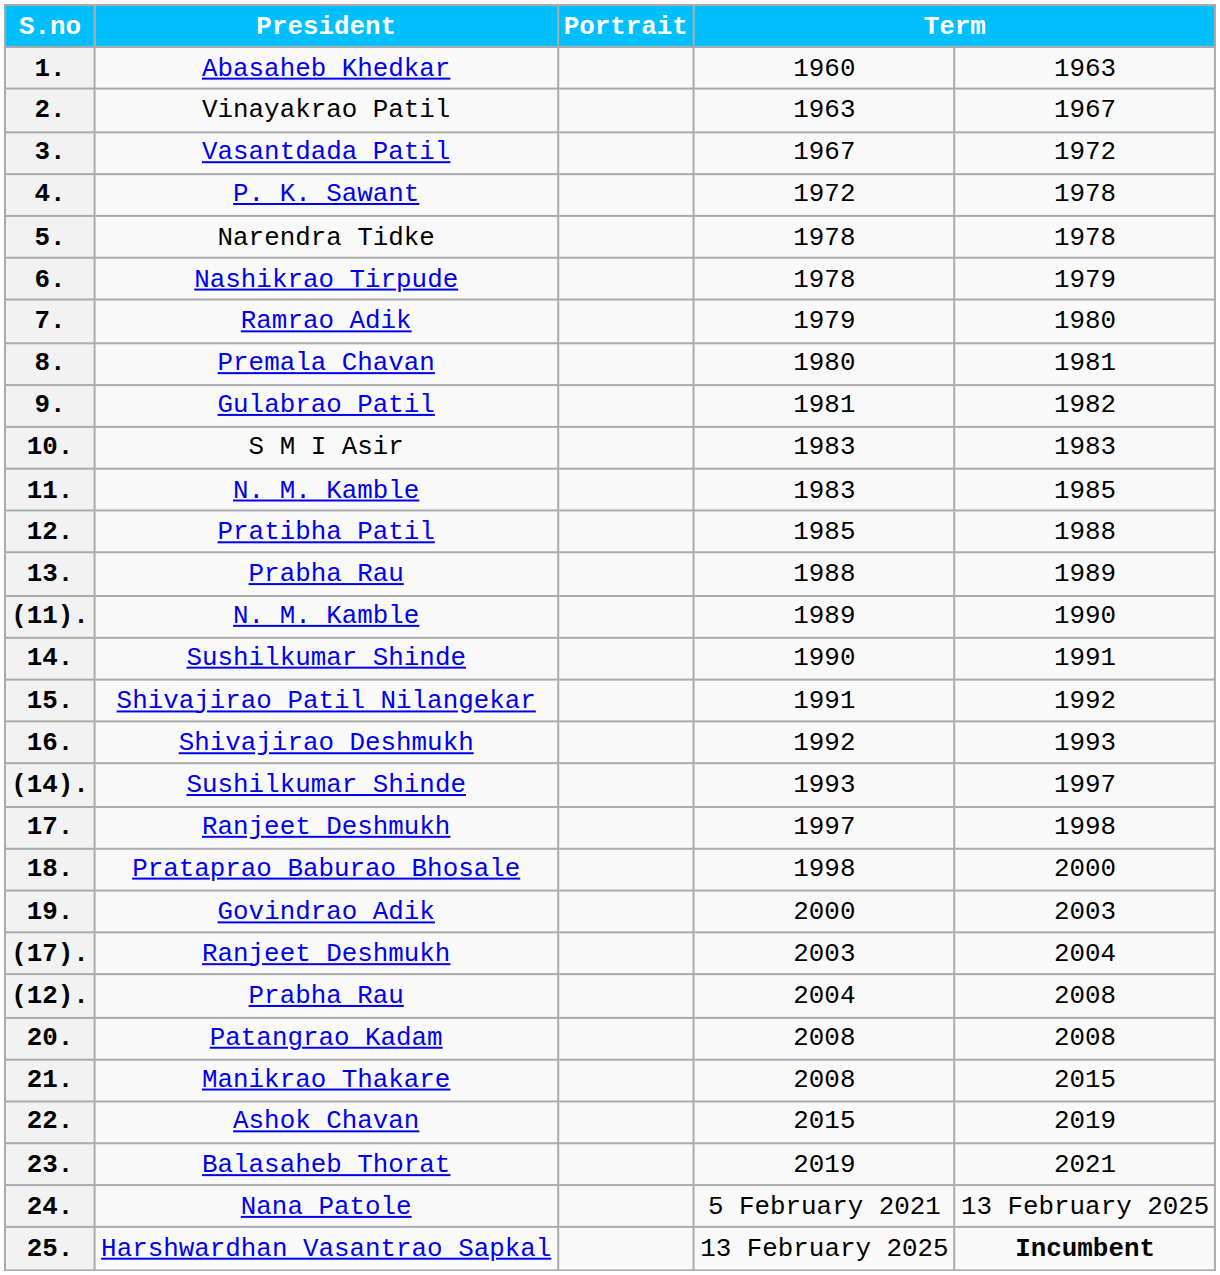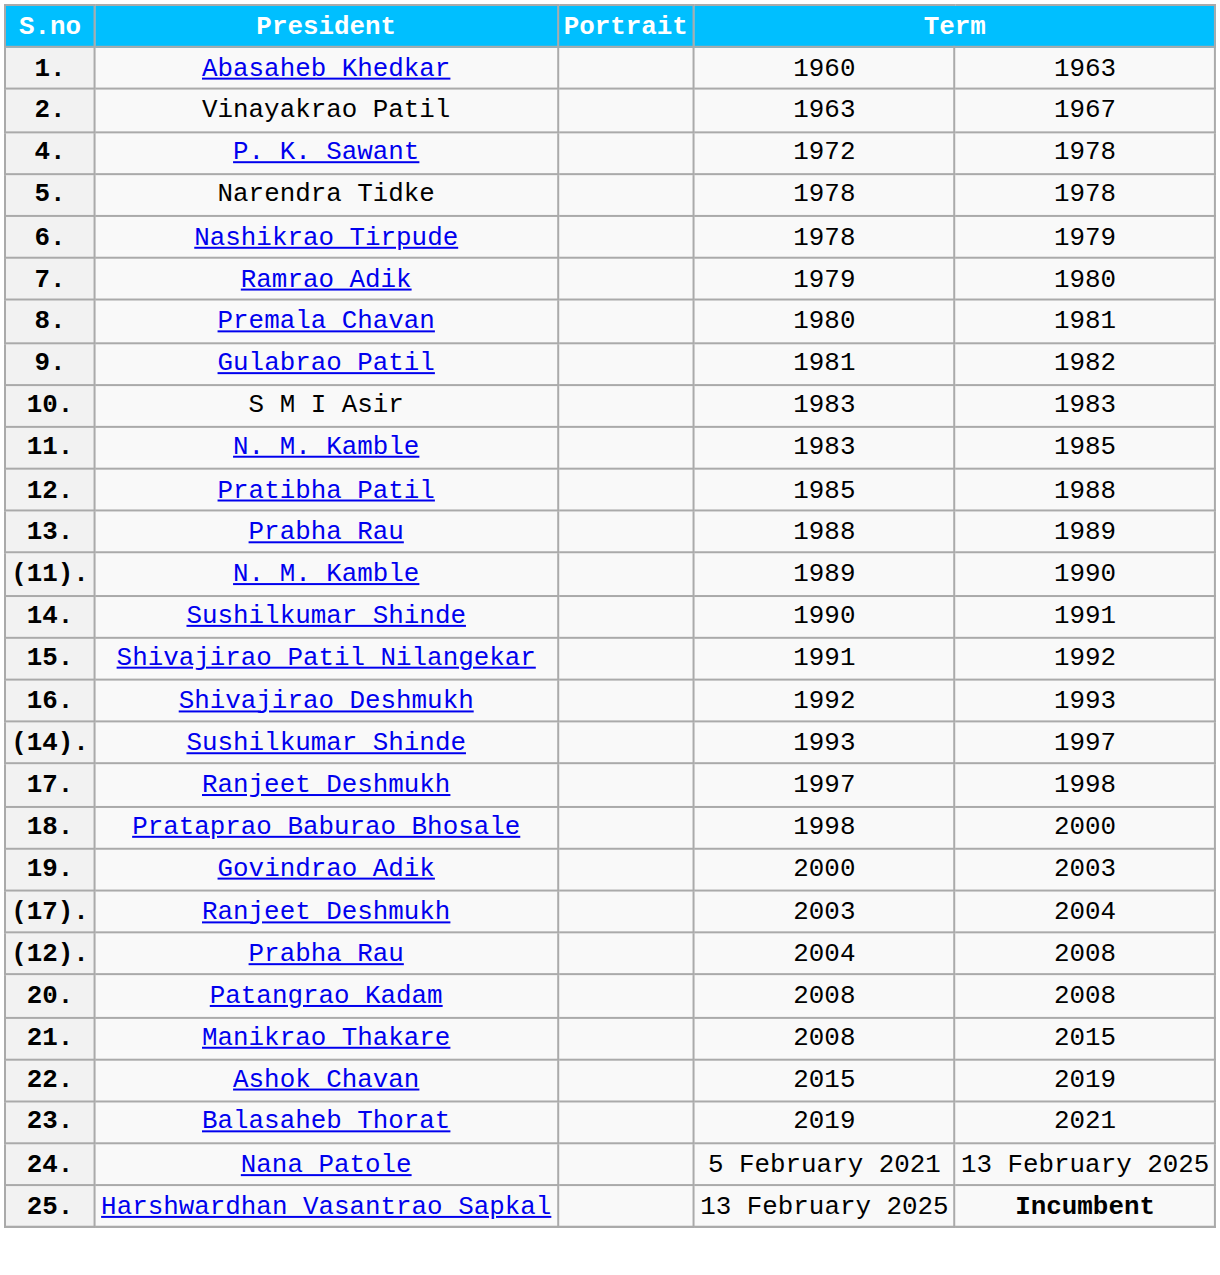- row: (50, 153)
